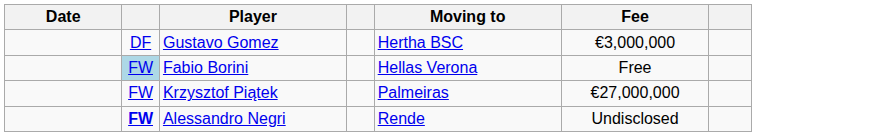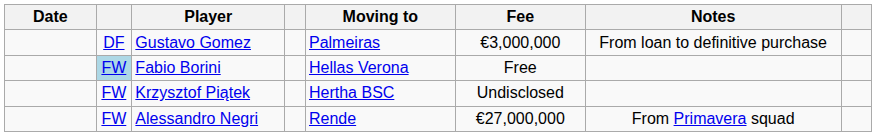+ column: (713, 17)
(420, 42) Hertha BSC -> (345, 42) Palmeiras
(413, 93) Palmeiras -> (352, 93) Hertha BSC
(635, 93) €27,000,000 -> (520, 93) Undisclosed
(141, 118) bold -> (114, 118) normal
(635, 118) Undisclosed -> (520, 118) €27,000,000
